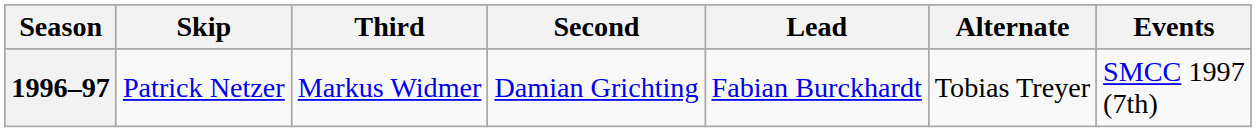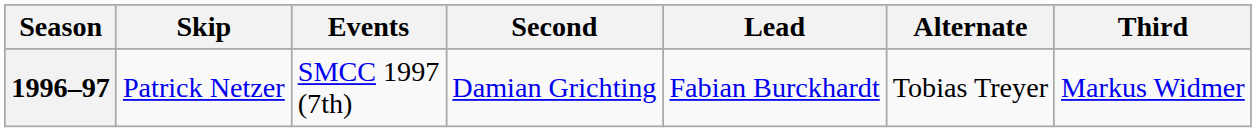columns swapped: (390, 26) <-> (1174, 26)
